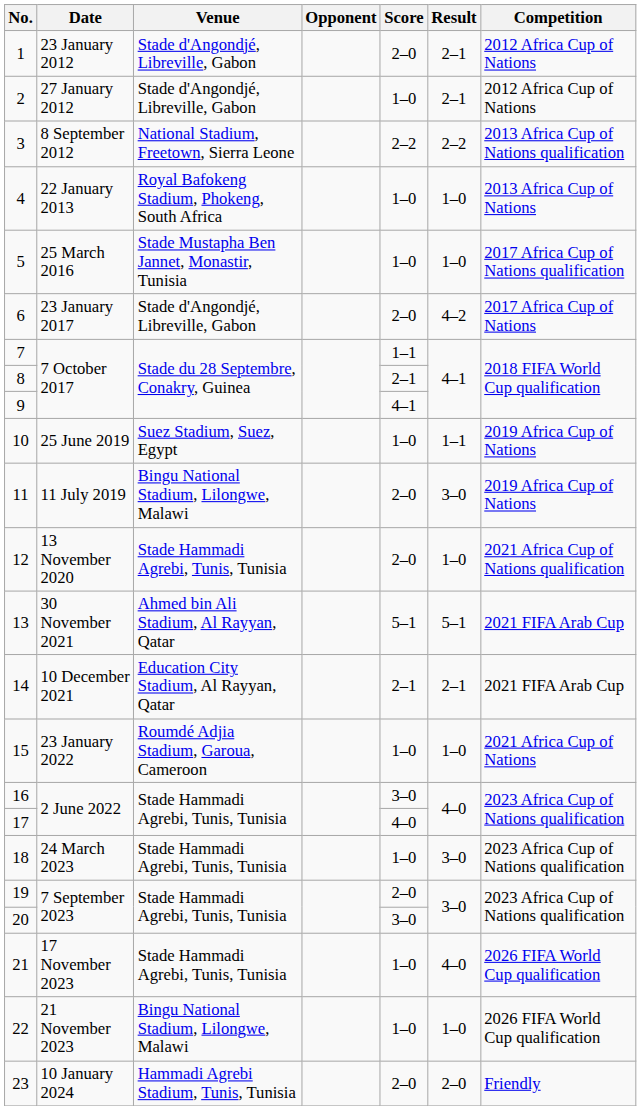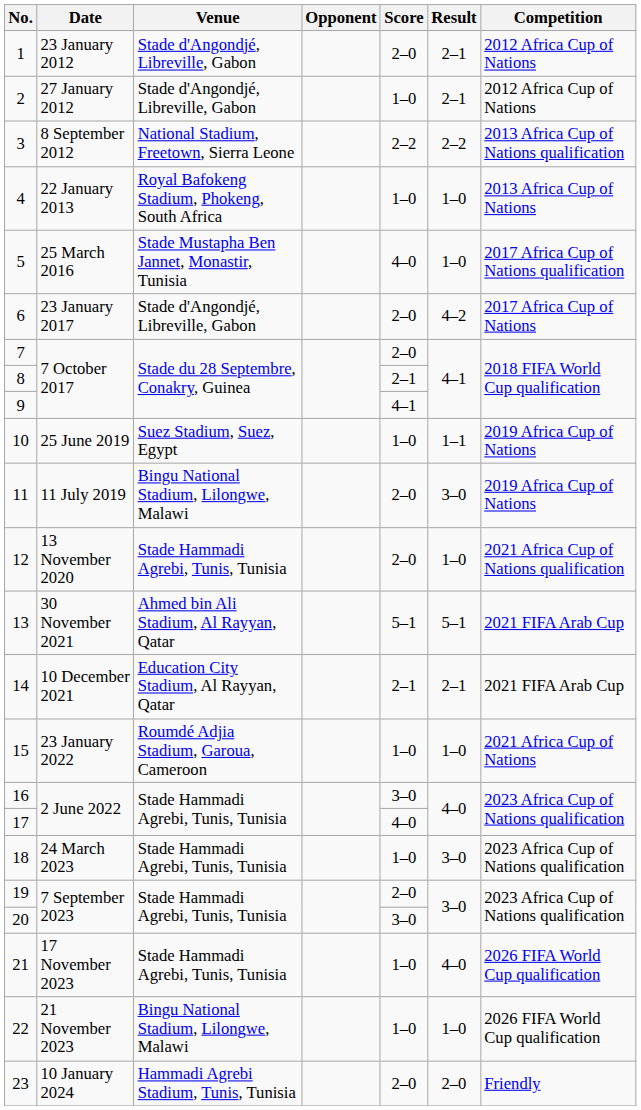(404, 261) 1–0 -> (404, 261) 4–0
(404, 352) 1–1 -> (404, 352) 2–0
